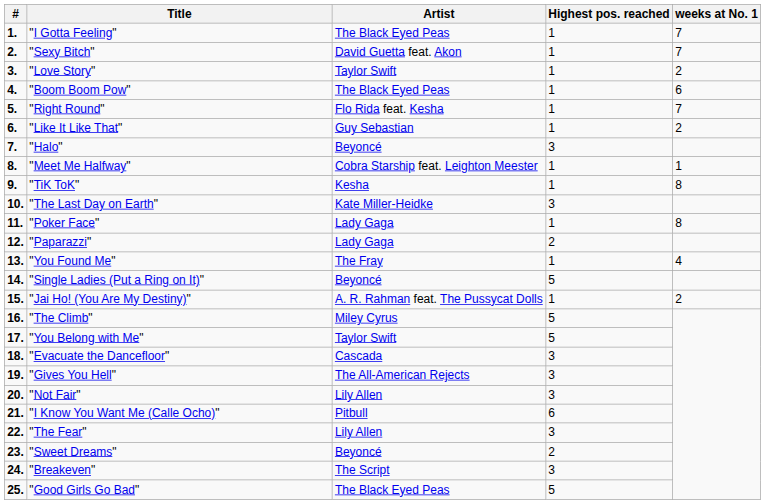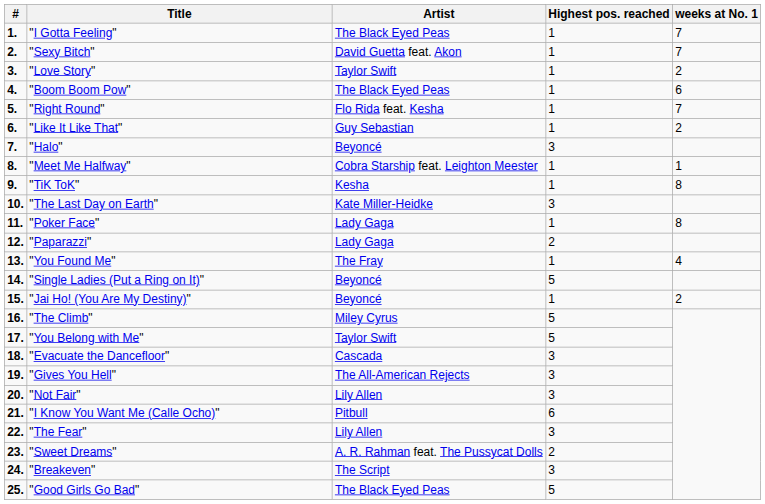(439, 299) A. R. Rahman feat. The Pussycat Dolls -> (358, 299) Beyoncé
(358, 451) Beyoncé -> (439, 451) A. R. Rahman feat. The Pussycat Dolls
